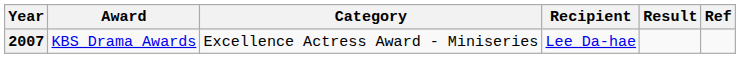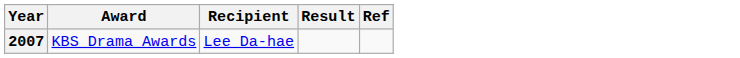- column: (371, 17)
